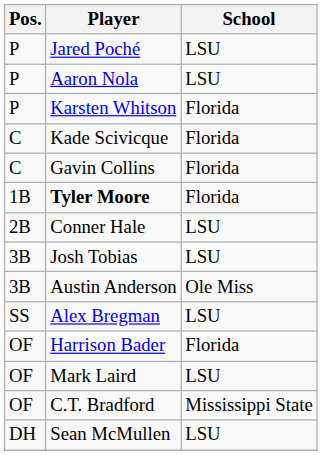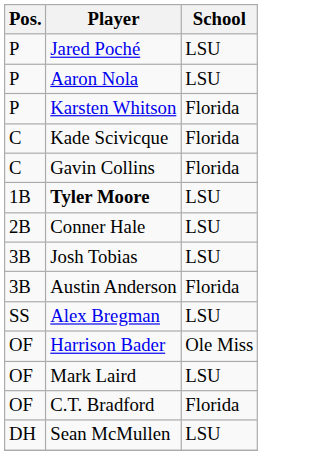(212, 197) Florida -> (203, 197) LSU
(219, 286) Ole Miss -> (212, 286) Florida
(212, 345) Florida -> (219, 345) Ole Miss
(249, 405) Mississippi State -> (212, 405) Florida
